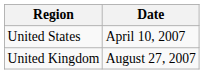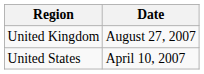rows swapped: (44, 36) <-> (53, 58)
